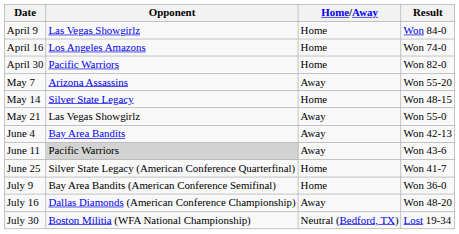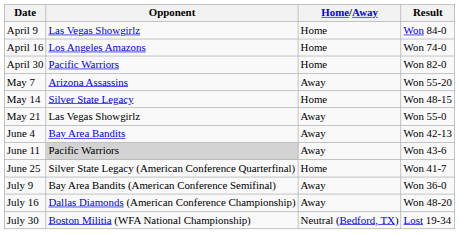(314, 185) Home -> (313, 185) Away
